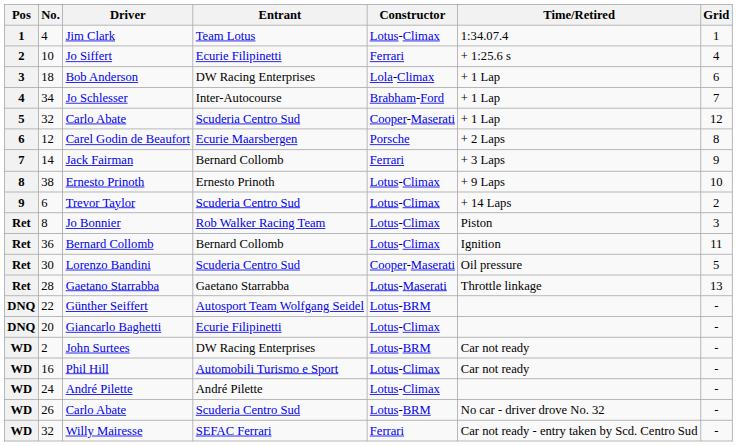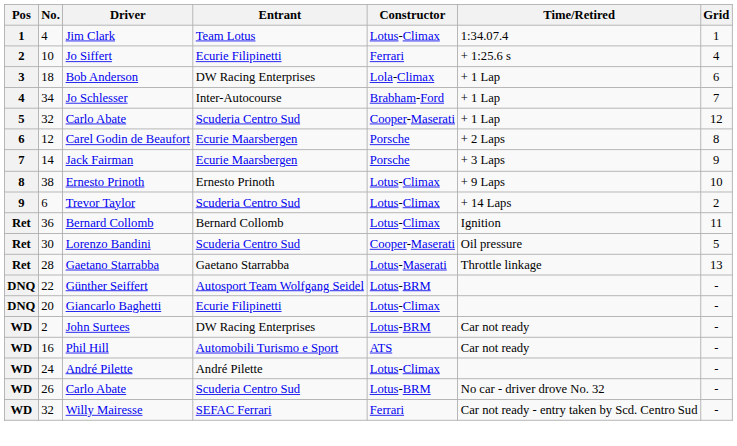(240, 160) Bernard Collomb -> (247, 160) Ecurie Maarsbergen
(387, 160) Ferrari -> (390, 160) Porsche
- row: (44, 223)
(405, 368) Lotus-Climax -> (381, 347) ATS
